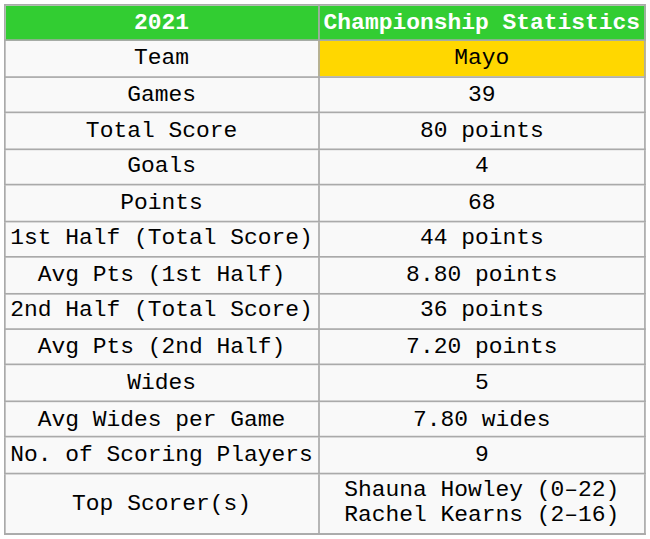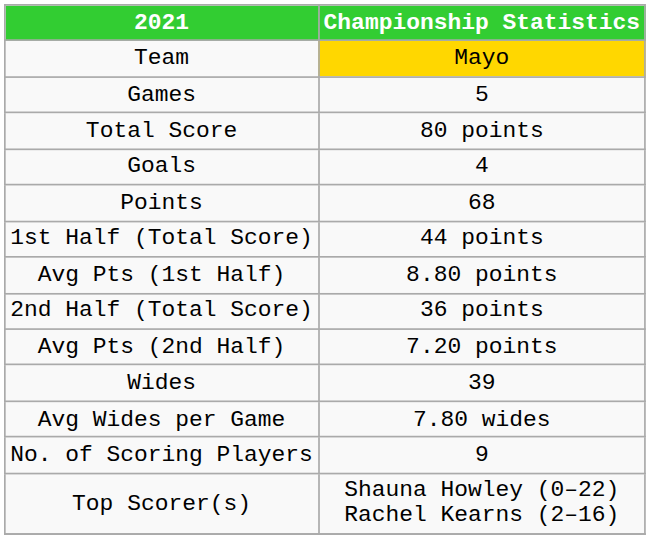(482, 95) 39 -> (482, 95) 5
(482, 383) 5 -> (482, 383) 39
